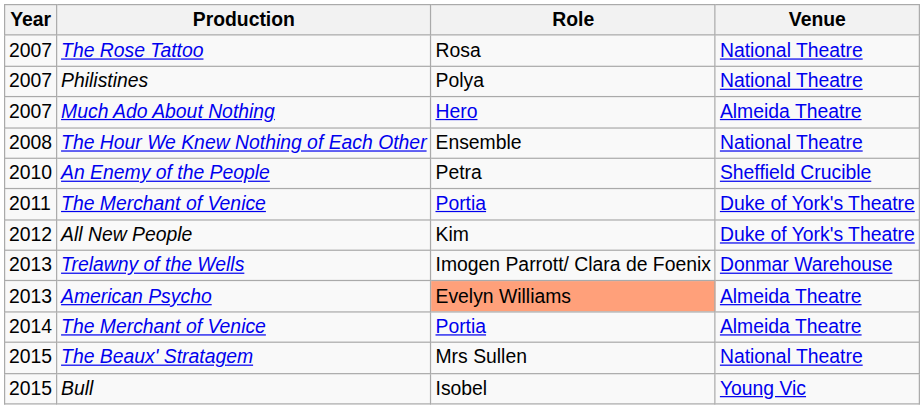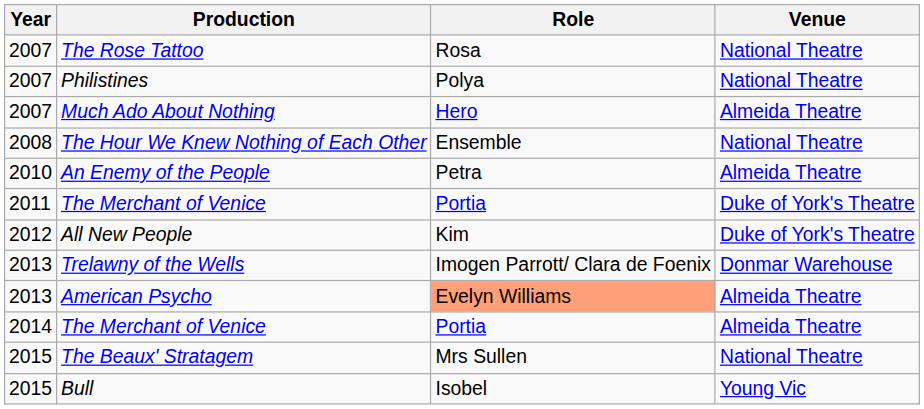(796, 173) Sheffield Crucible -> (791, 173) Almeida Theatre
